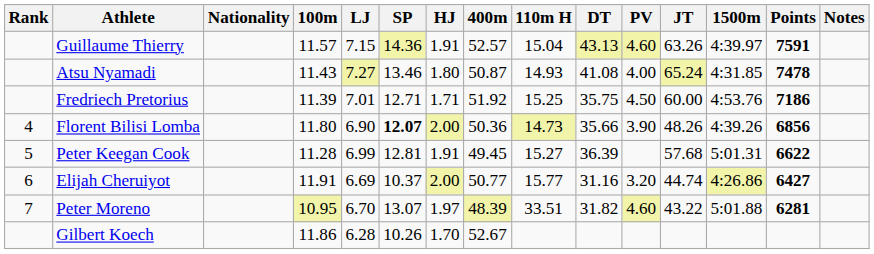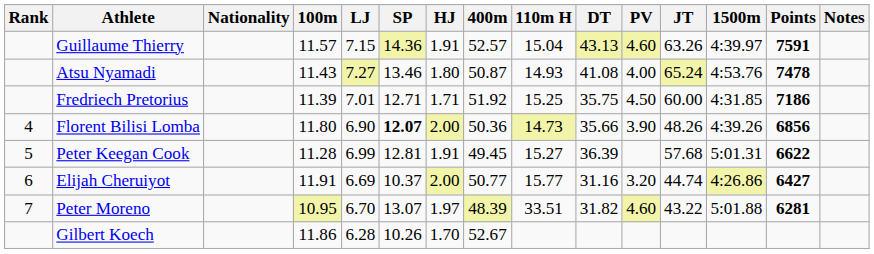(736, 72) 4:31.85 -> (736, 72) 4:53.76
(736, 99) 4:53.76 -> (736, 99) 4:31.85
